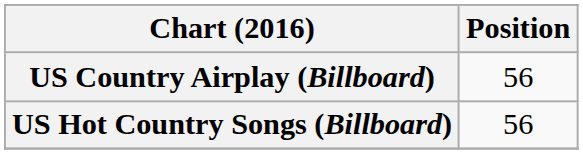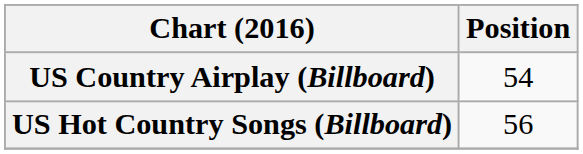(518, 76) 56 -> (518, 76) 54
